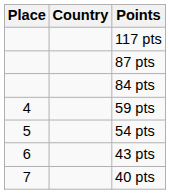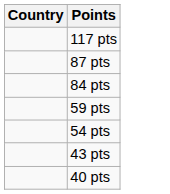- column: (27, 16)
